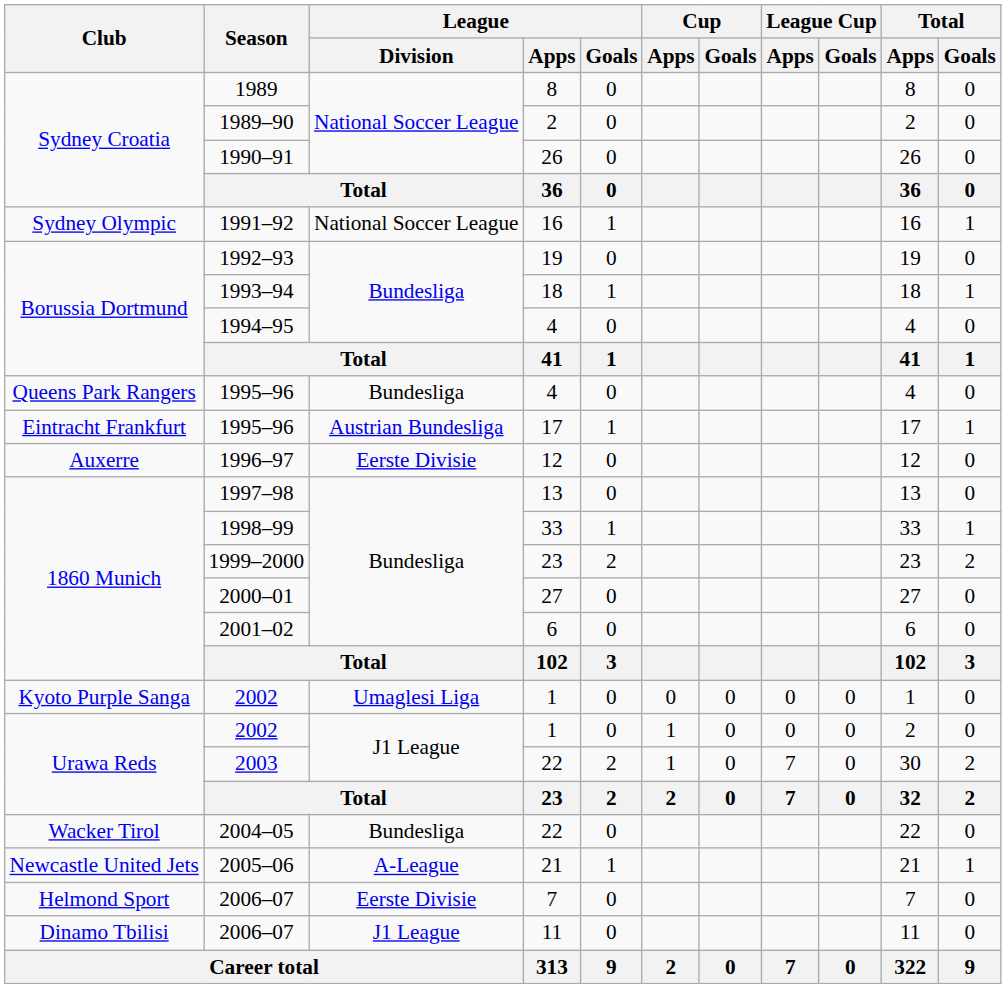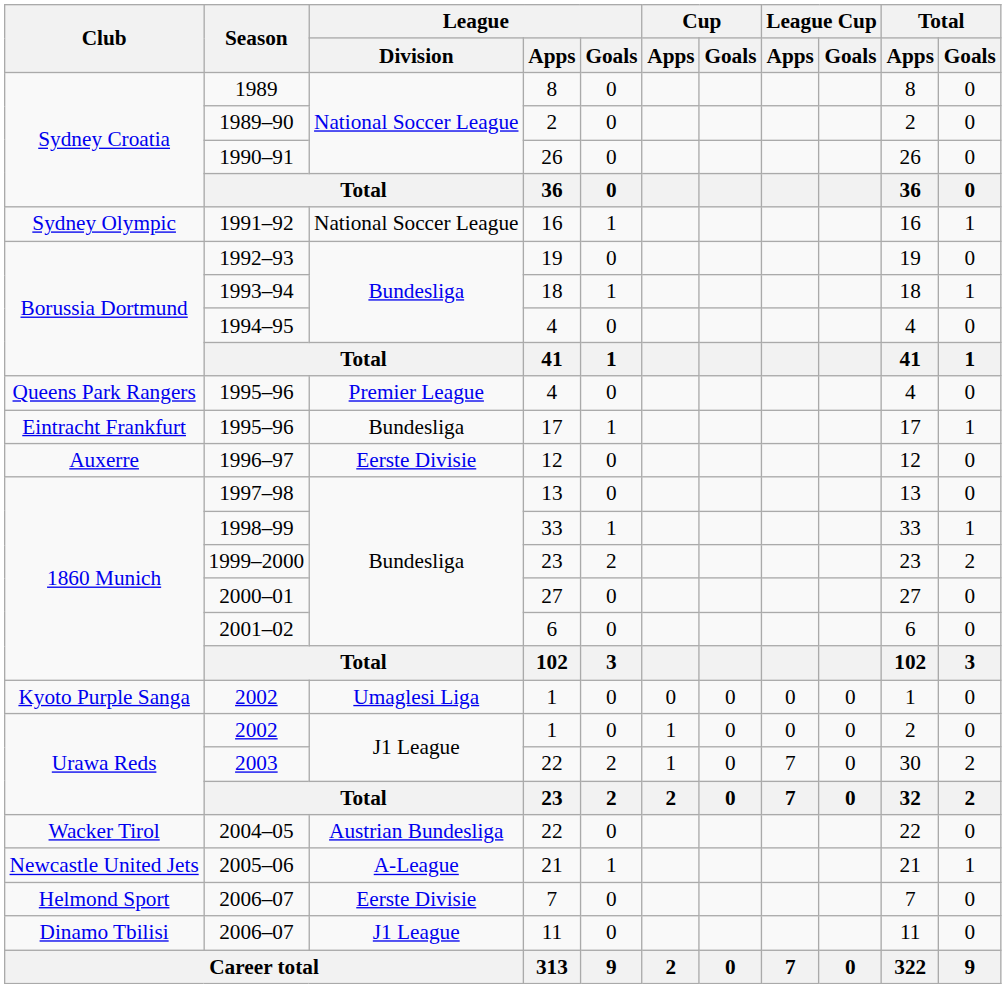(416, 392) Bundesliga -> (416, 392) Premier League
(416, 426) Austrian Bundesliga -> (416, 426) Bundesliga
(416, 831) Bundesliga -> (416, 831) Austrian Bundesliga
